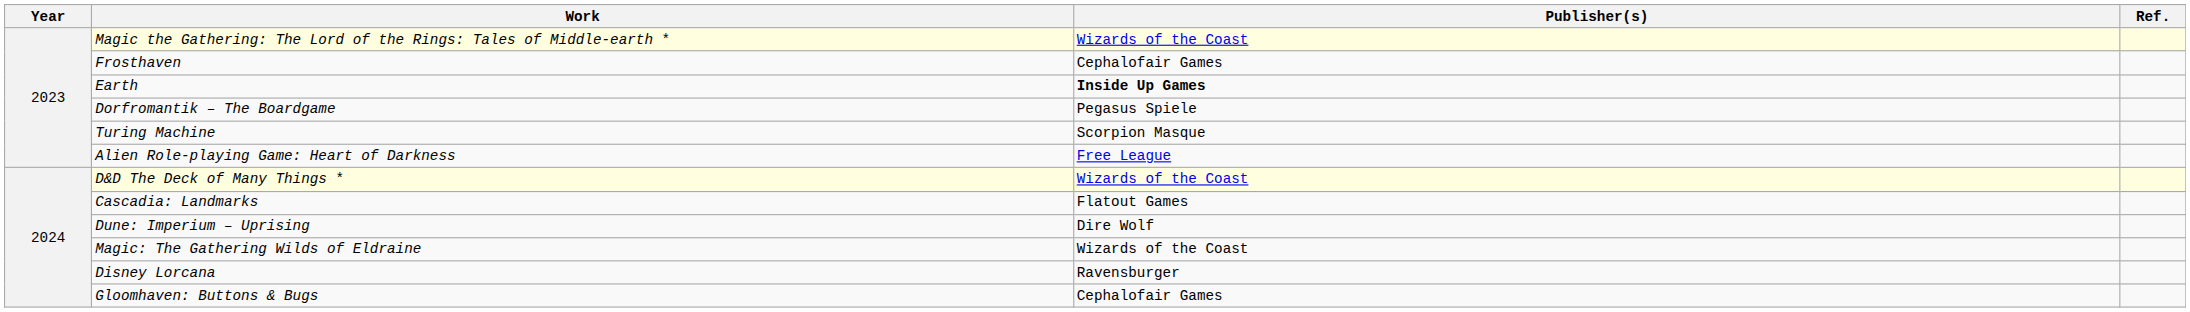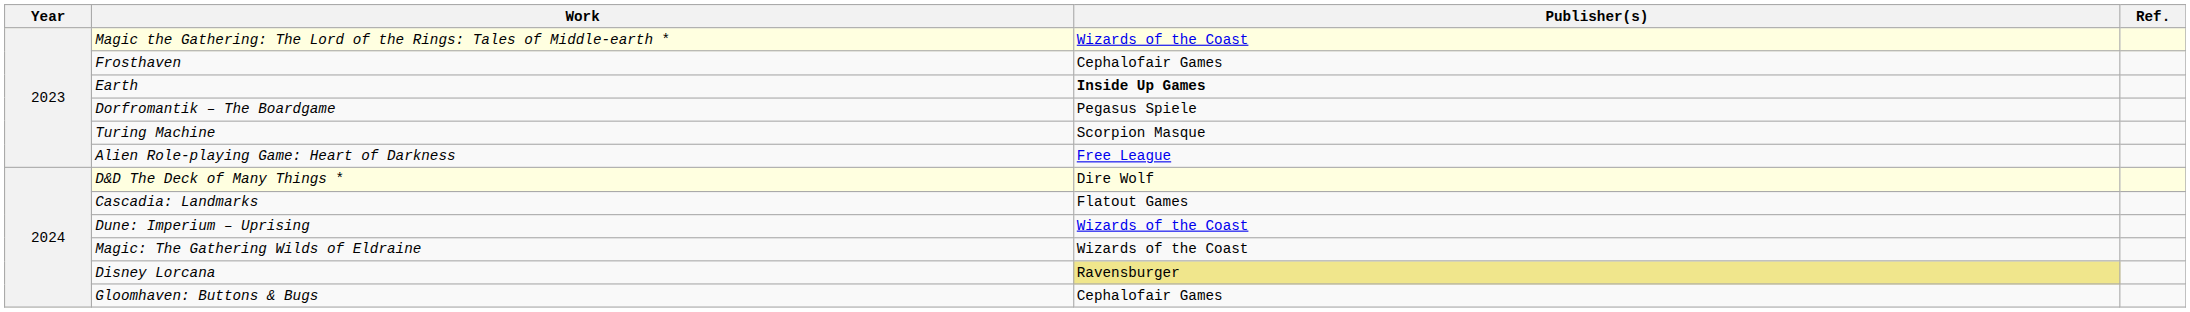(1163, 179) Wizards of the Coast -> (1115, 179) Dire Wolf
(1115, 226) Dire Wolf -> (1163, 226) Wizards of the Coast
(1128, 273) no background -> (1128, 273) khaki background
